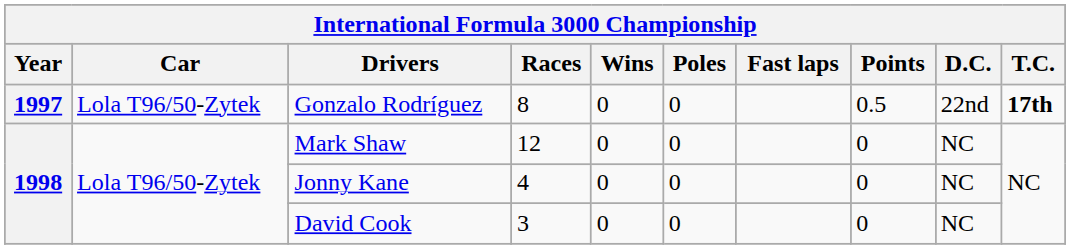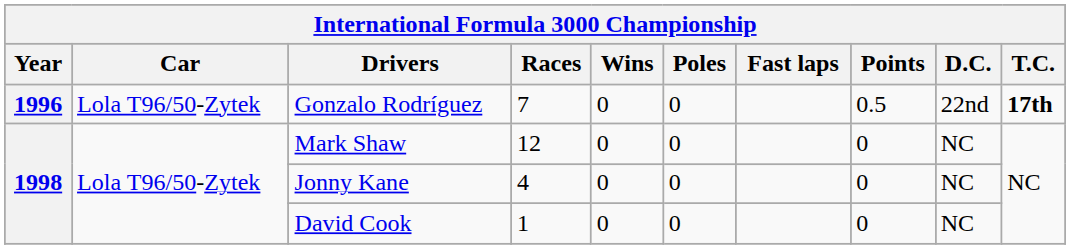(38, 103) 1997 -> (38, 103) 1996
(523, 103) 8 -> (523, 103) 7
(523, 222) 3 -> (523, 222) 1
